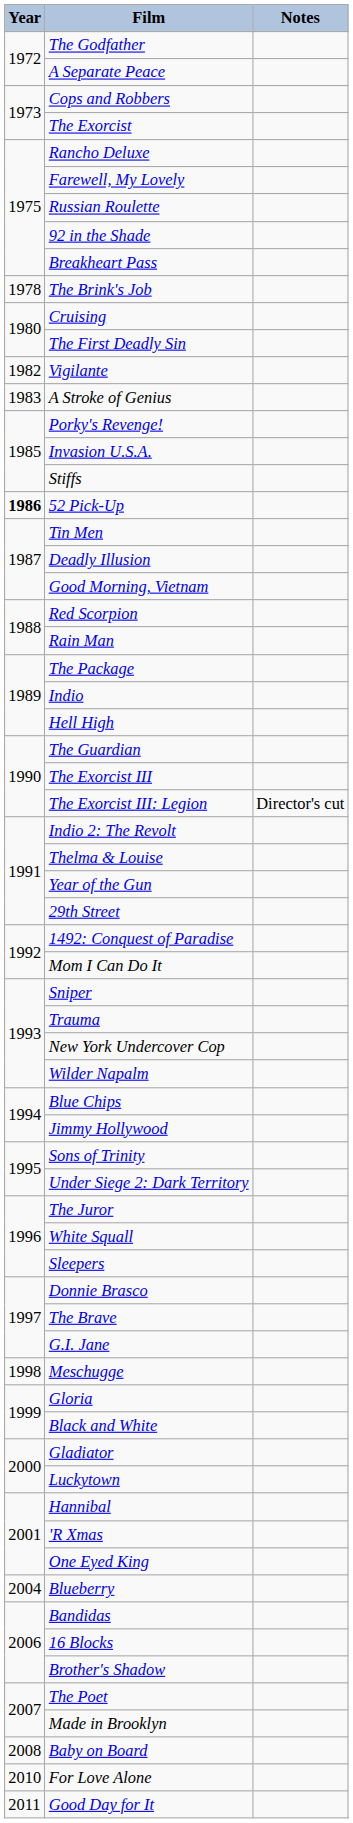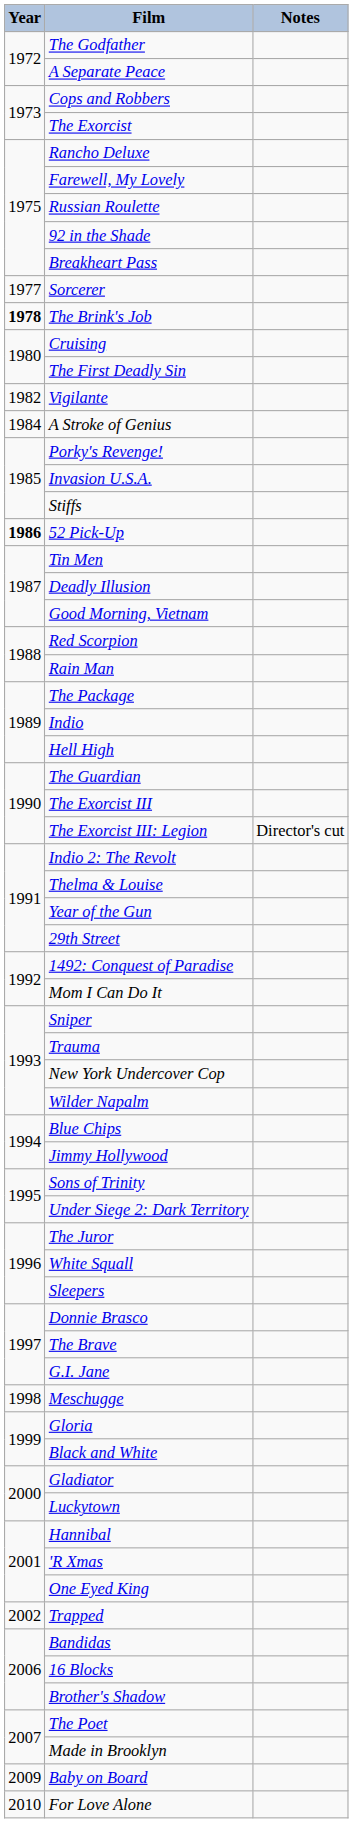+ row: (77, 288)
(25, 288) normal -> (25, 315) bold
(25, 397) 1983 -> (25, 424) 1984
+ row: (76, 1615)
- row: (82, 1588)
(25, 1750) 2008 -> (25, 1777) 2009
- row: (101, 1804)
